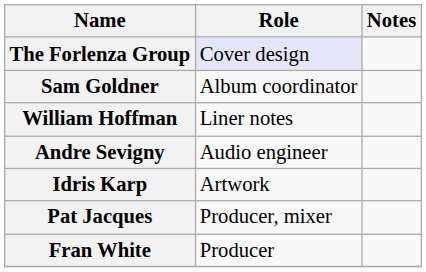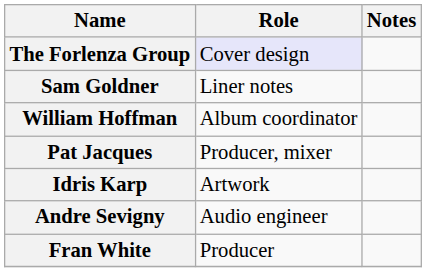(279, 86) Album coordinator -> (246, 86) Liner notes
(246, 119) Liner notes -> (279, 119) Album coordinator
rows swapped: (100, 217) <-> (100, 151)
